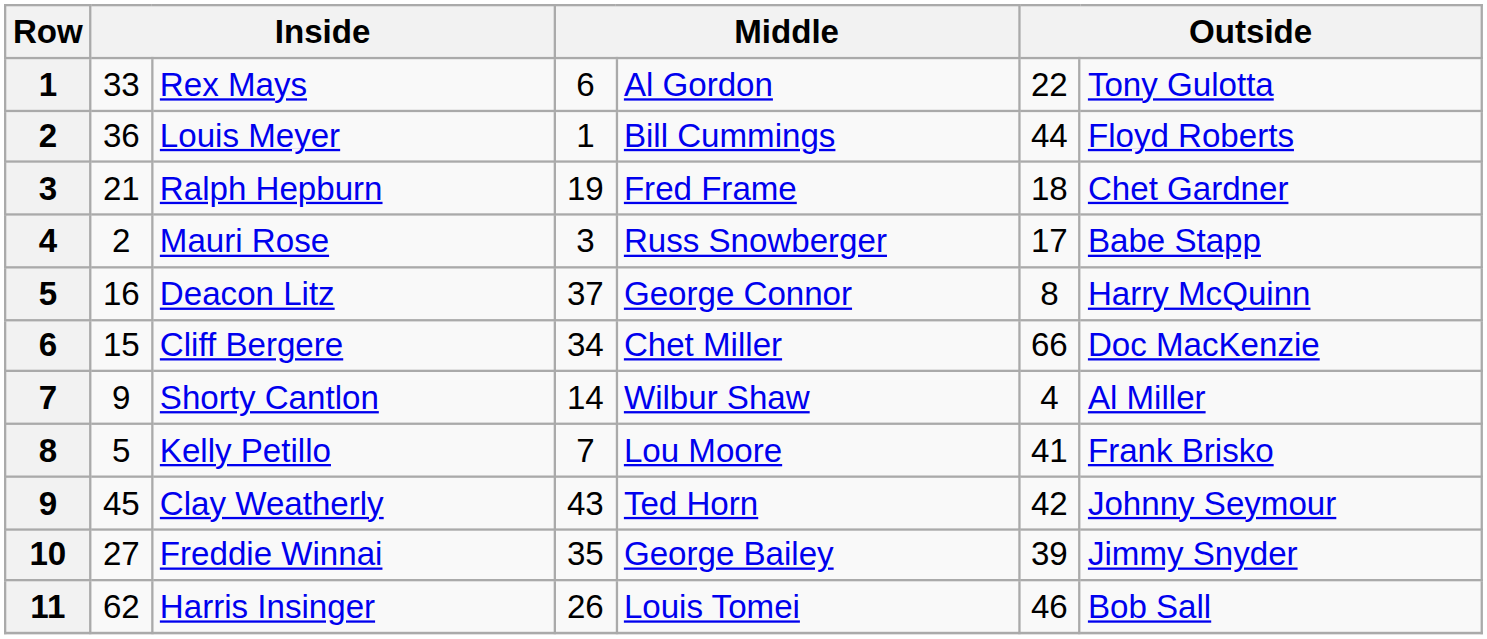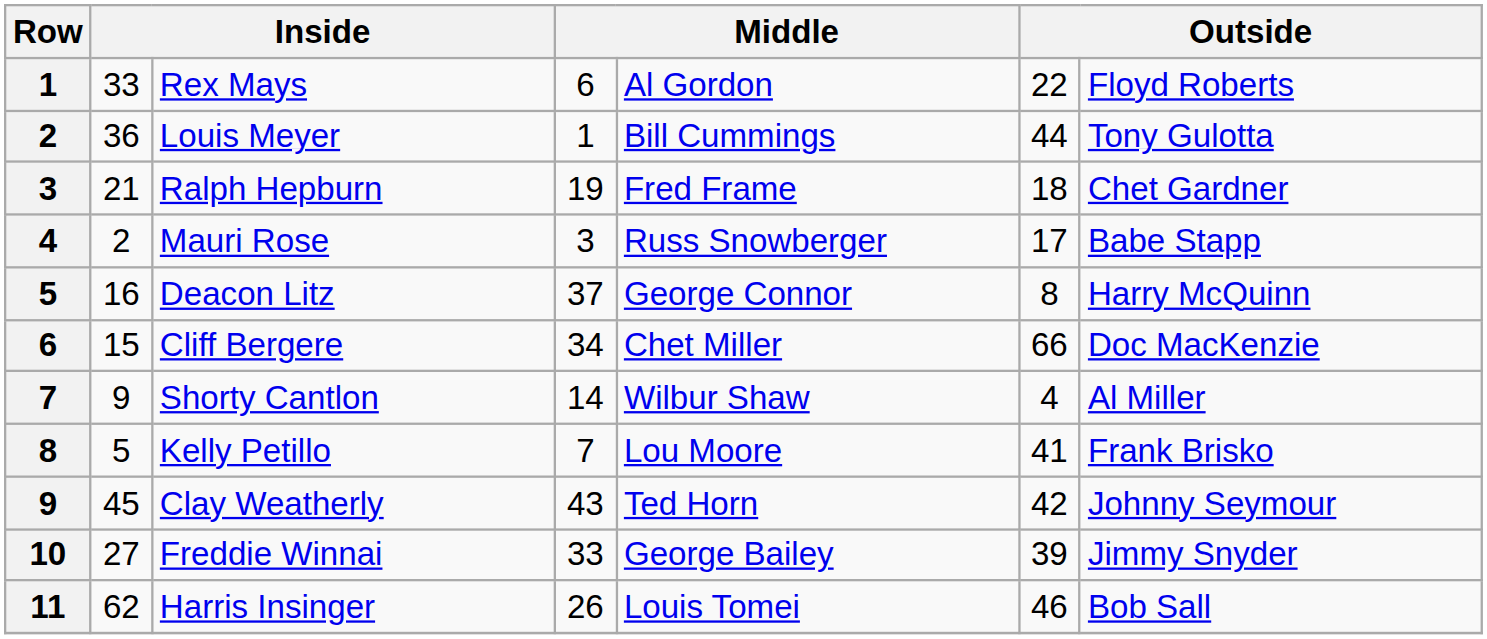(1181, 84) Tony Gulotta -> (1191, 84) Floyd Roberts
(1191, 136) Floyd Roberts -> (1181, 136) Tony Gulotta
(585, 555) 35 -> (585, 555) 33
